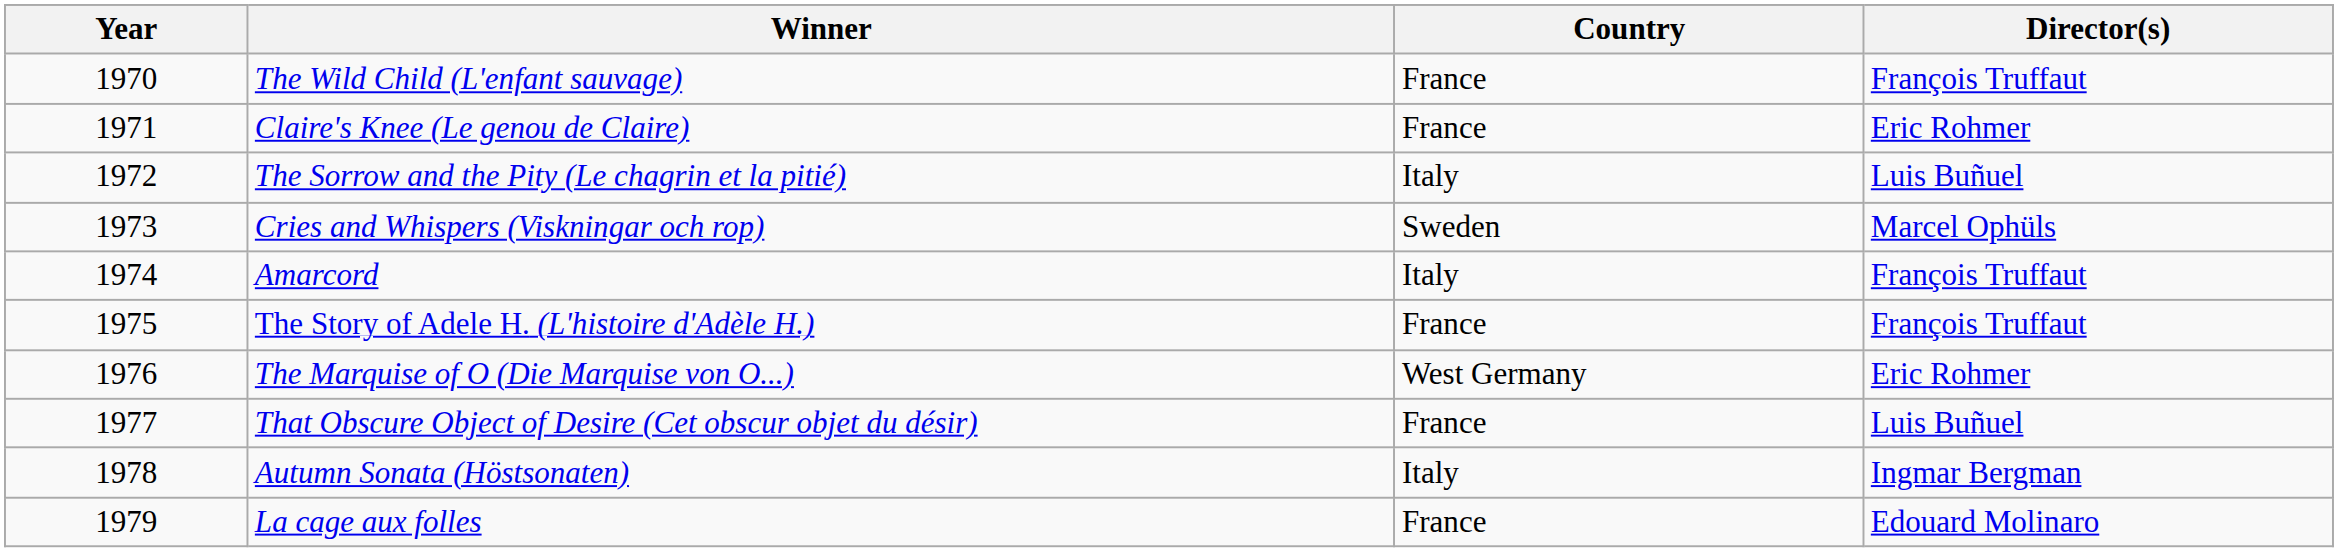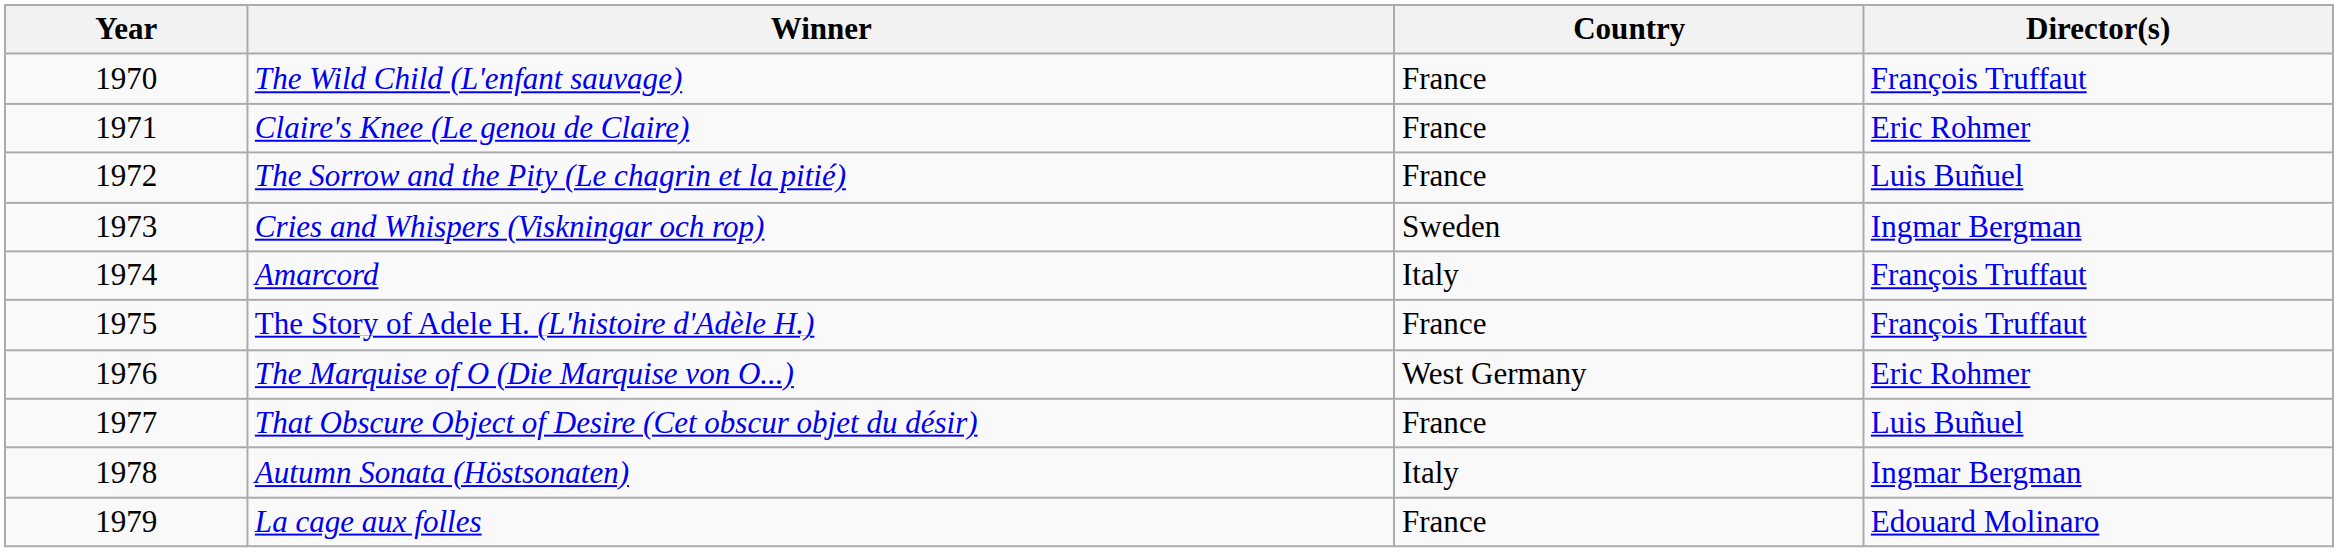(1430, 176) Italy -> (1444, 176) France
(1963, 226) Marcel Ophüls -> (1976, 226) Ingmar Bergman
